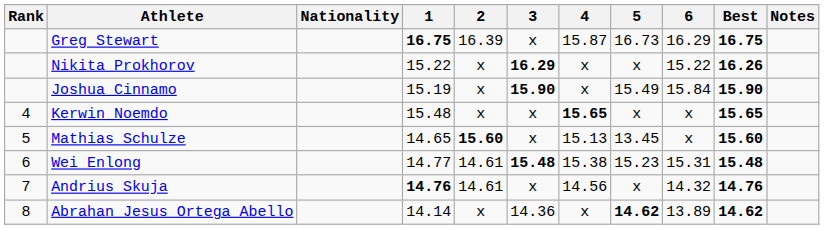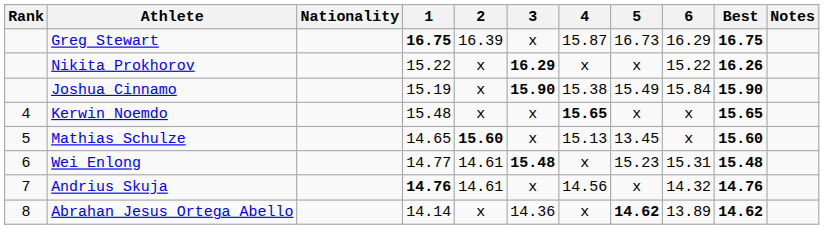(585, 90) x -> (585, 90) 15.38
(585, 163) 15.38 -> (585, 163) x
